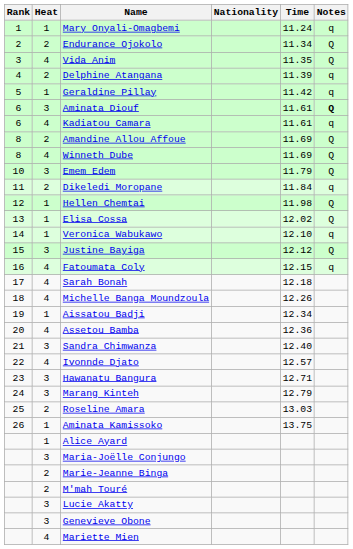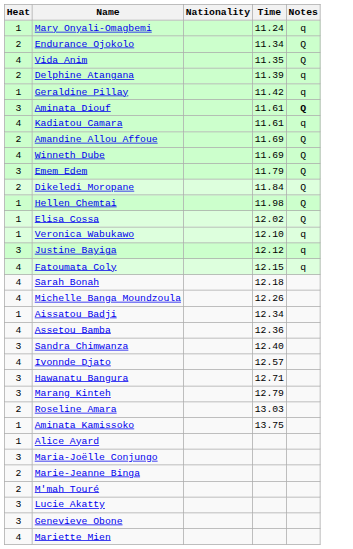- column: (18, 12)
(331, 187) q -> (303, 187) Q
(331, 251) Q -> (303, 251) q
